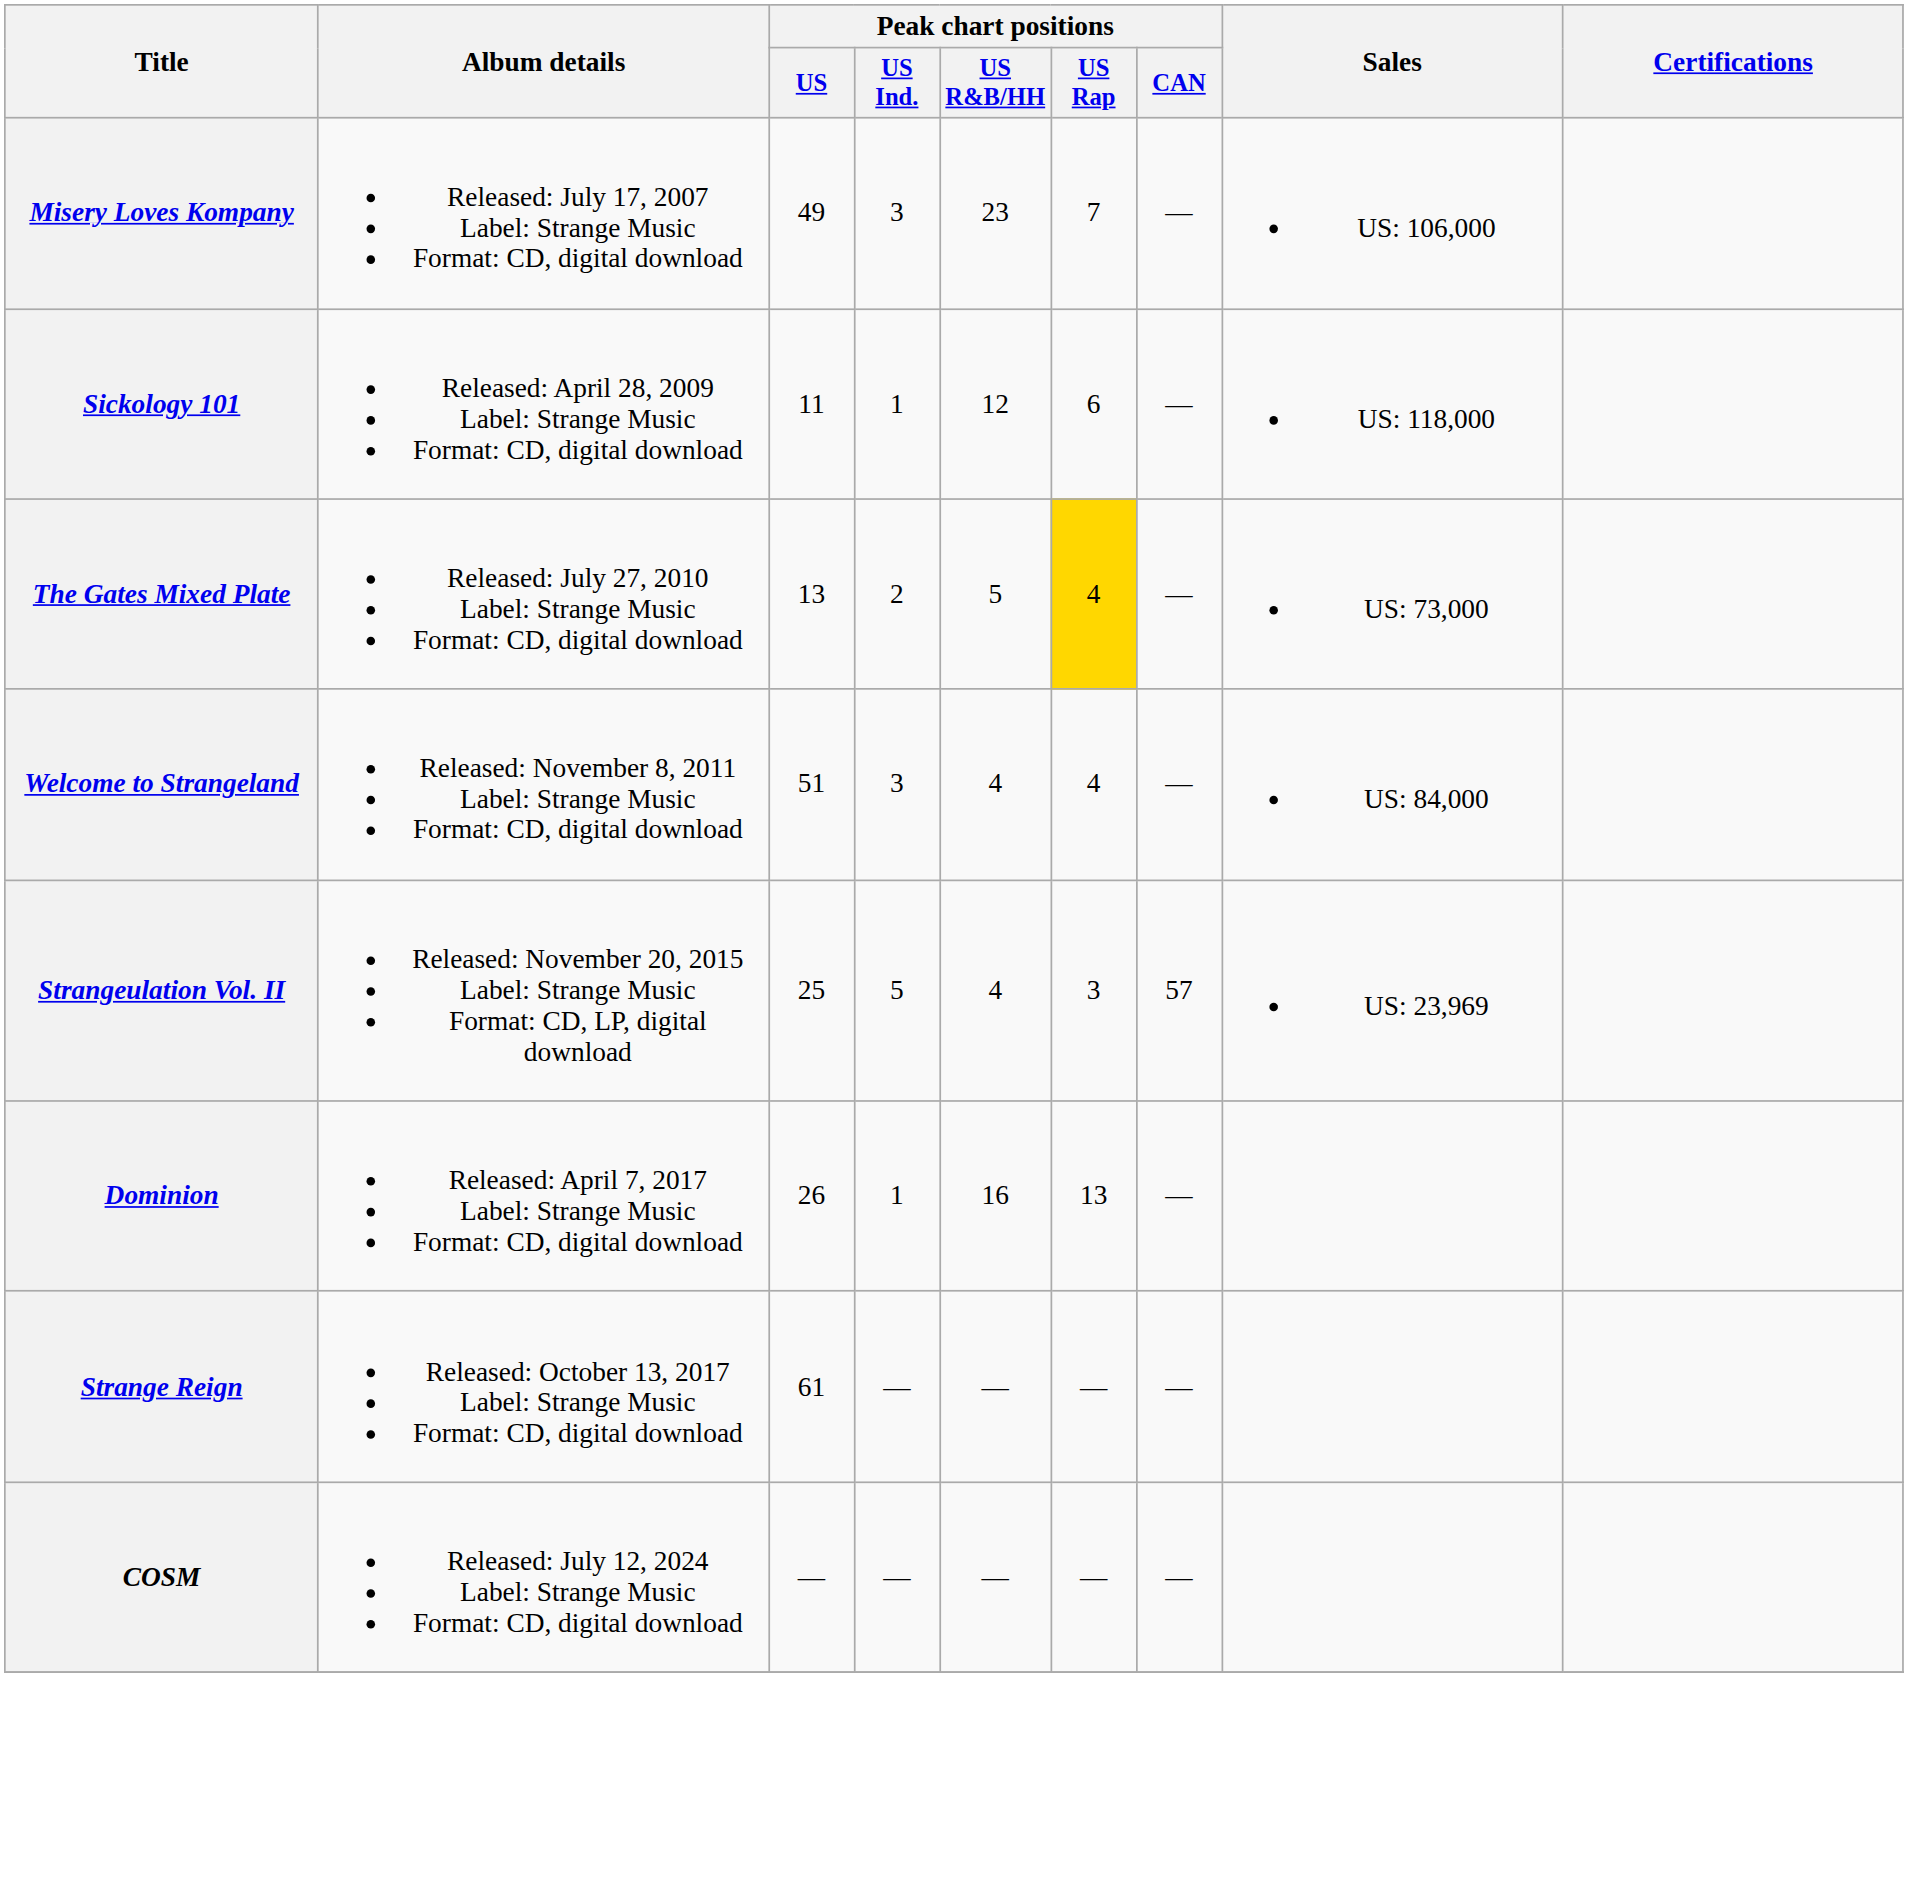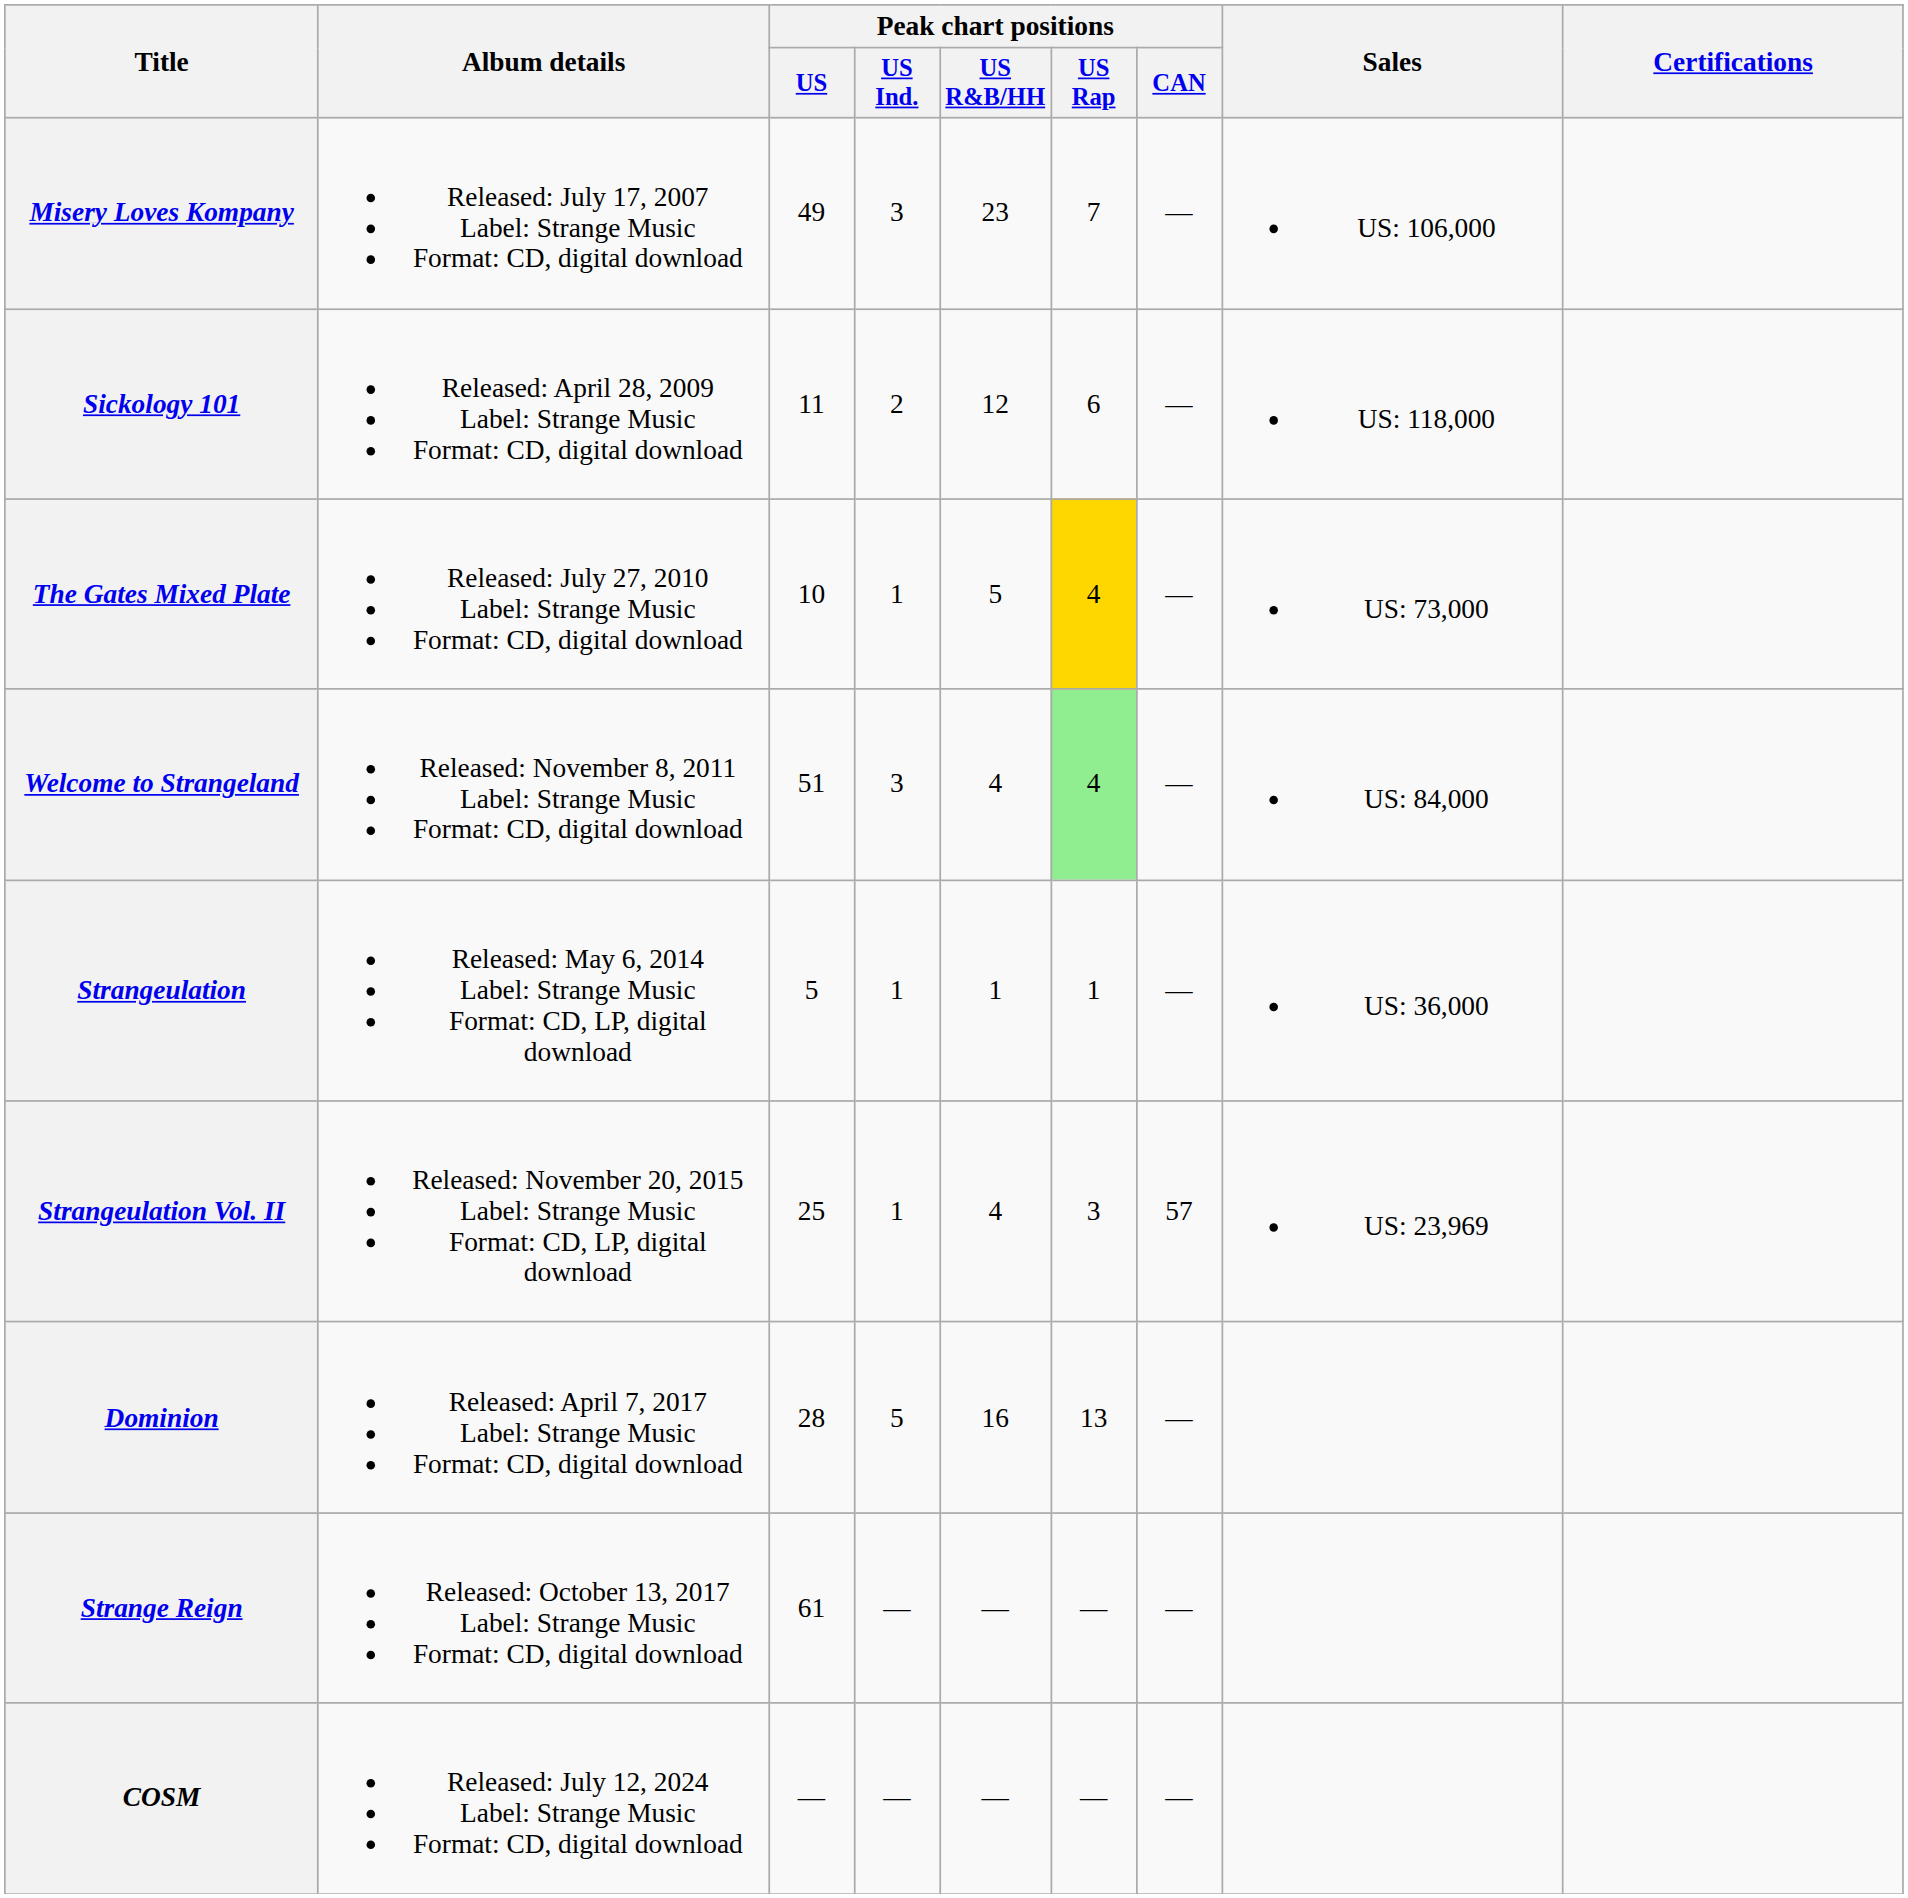(897, 403) 1 -> (897, 403) 2
(811, 593) 13 -> (811, 593) 10
(897, 593) 2 -> (897, 593) 1
(1094, 784) no background -> (1094, 784) lightgreen background
+ row: (162, 989)
(897, 989) 5 -> (897, 1211) 1
(811, 1195) 26 -> (811, 1417) 28
(897, 1195) 1 -> (897, 1417) 5
